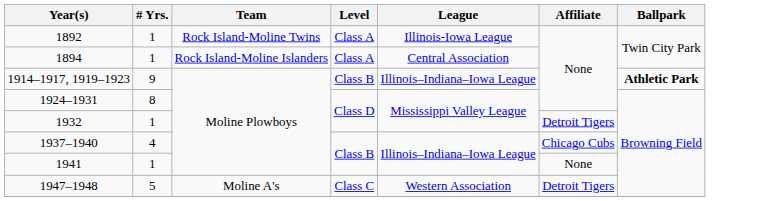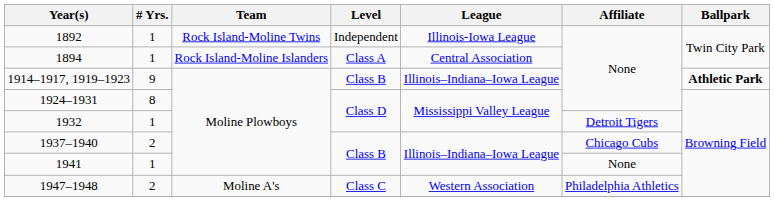(354, 36) Class A -> (366, 36) Independent
(152, 143) 4 -> (152, 143) 2
(152, 185) 5 -> (152, 185) 2
(578, 185) Detroit Tigers -> (622, 185) Philadelphia Athletics
